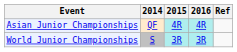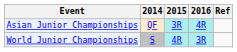(177, 25) 4R -> (177, 25) 3R
(177, 39) 3R -> (177, 39) 4R
